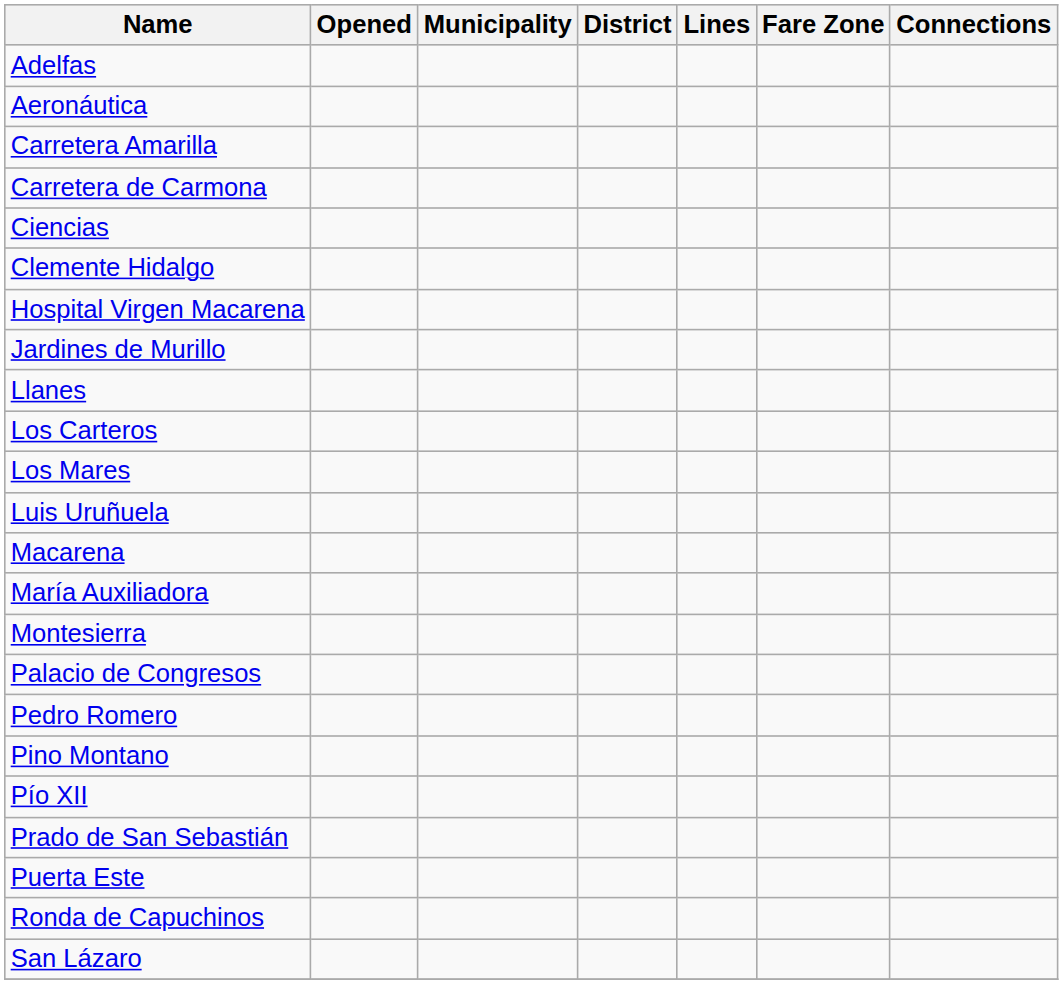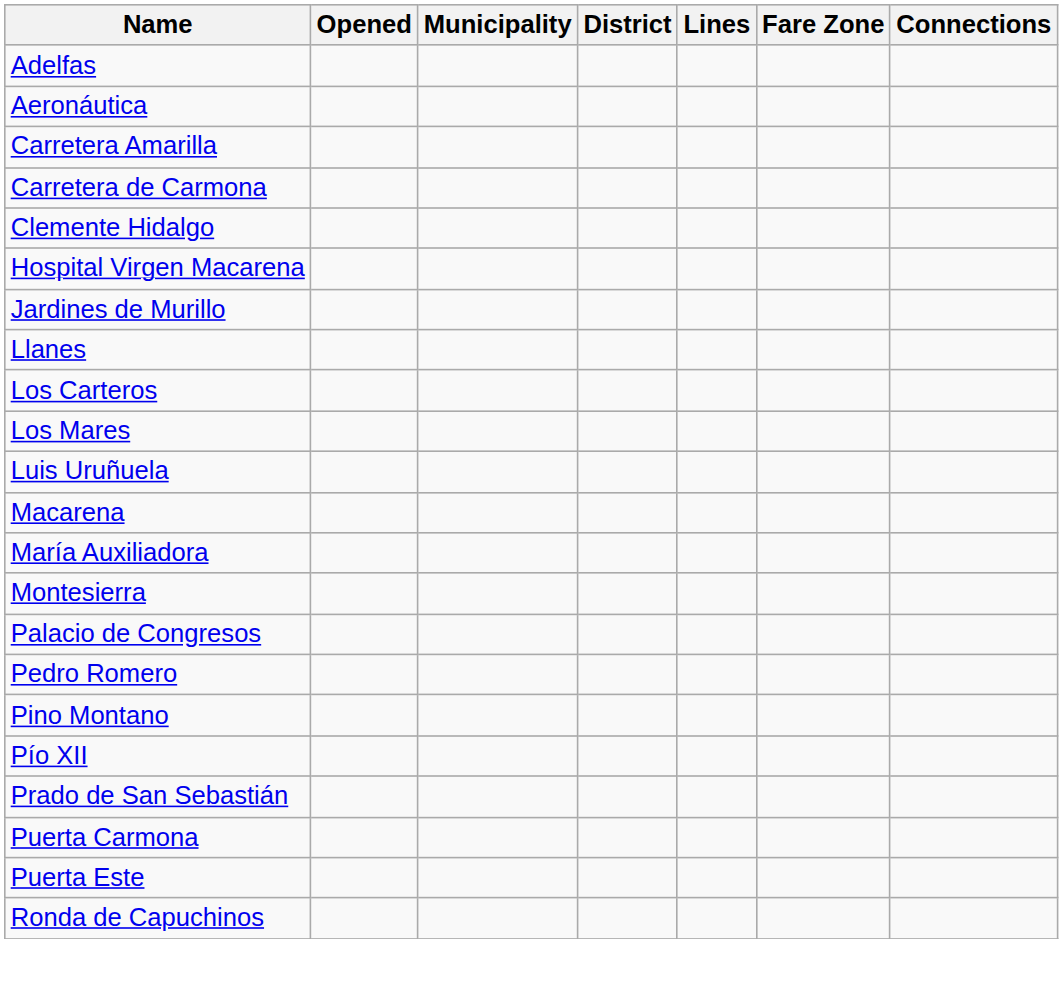- row: (60, 227)
+ row: (105, 836)
- row: (76, 958)
